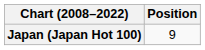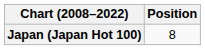(172, 34) 9 -> (172, 34) 8
